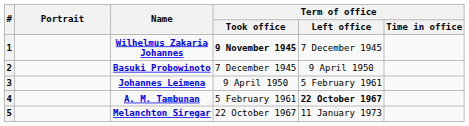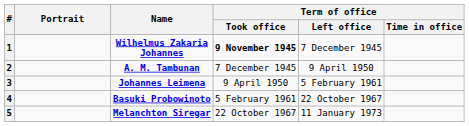(162, 68) Basuki Probowinoto -> (162, 68) A. M. Tambunan
(162, 98) A. M. Tambunan -> (162, 98) Basuki Probowinoto
(341, 98) bold -> (341, 98) normal
